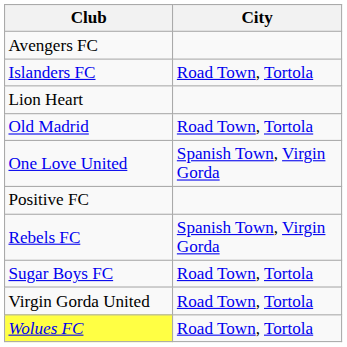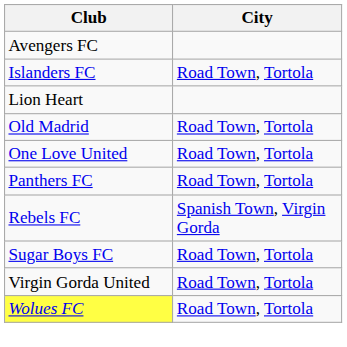(251, 163) Spanish Town, Virgin Gorda -> (245, 153) Road Town, Tortola
+ row: (51, 180)
- row: (49, 200)
